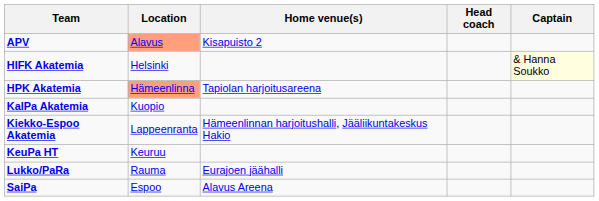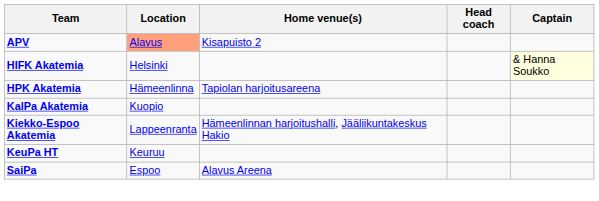(162, 89) lightsalmon background -> (162, 89) no background
- row: (38, 170)
